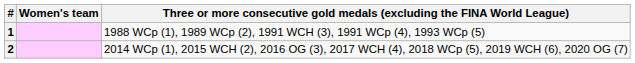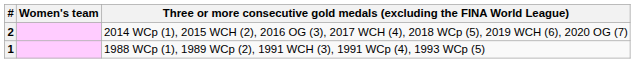rows swapped: (11, 32) <-> (11, 50)
